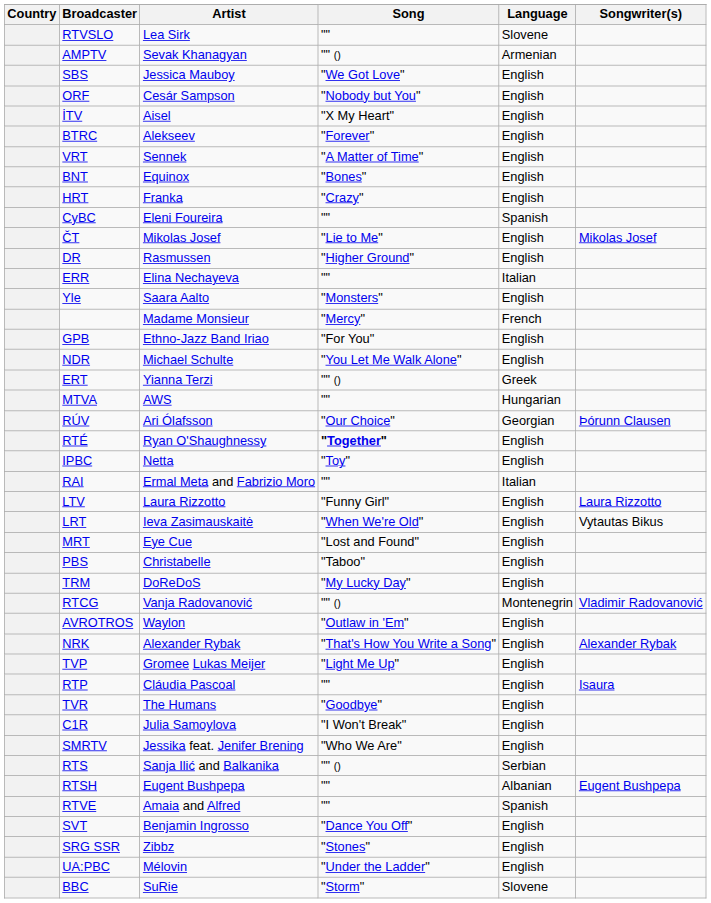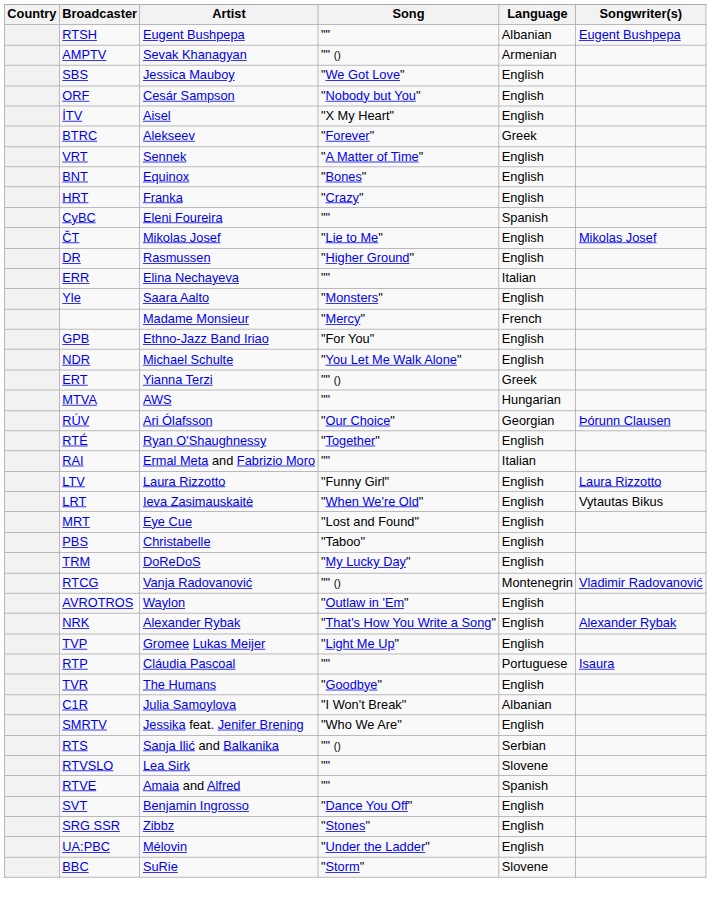rows swapped: (80, 786) <-> (88, 34)
(523, 136) English -> (519, 136) Greek
(354, 440) bold -> (350, 440) normal
- row: (77, 461)
(523, 684) English -> (535, 664) Portuguese
(523, 725) English -> (527, 704) Albanian
